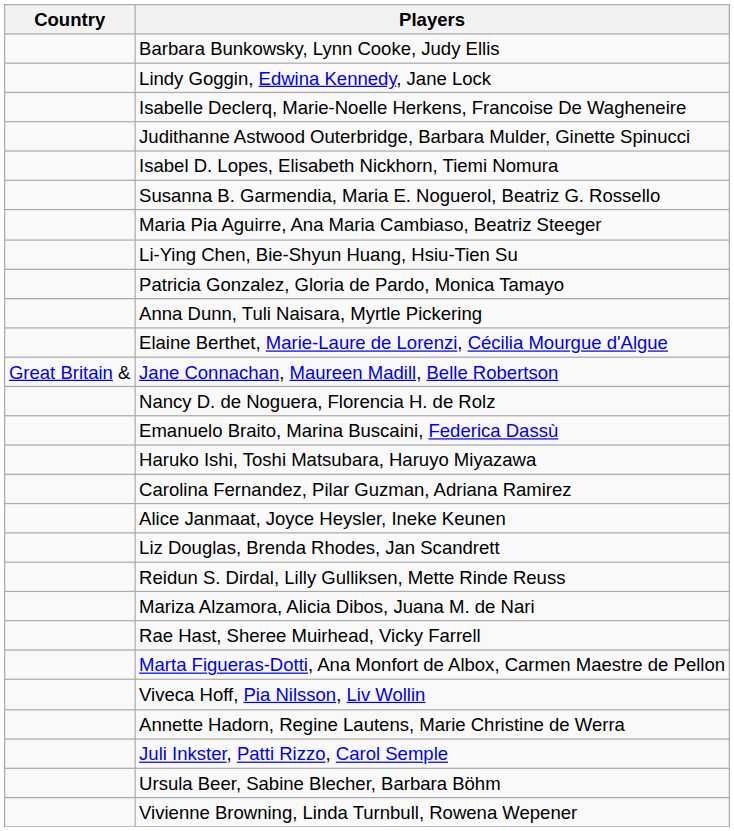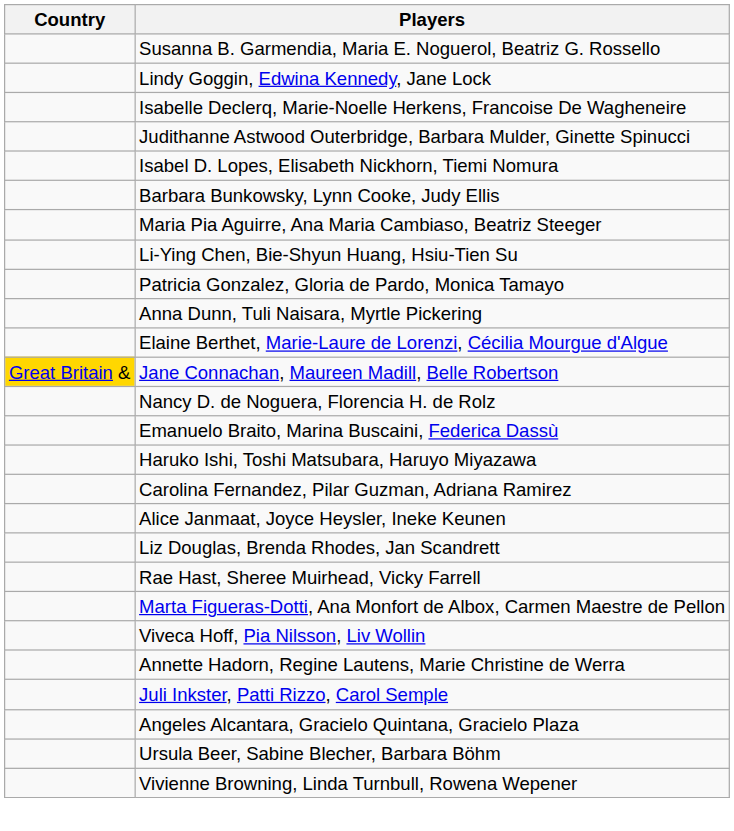rows swapped: (400, 196) <-> (319, 49)
(70, 372) no background -> (70, 372) gold background
- row: (352, 577)
- row: (337, 607)
+ row: (359, 724)
